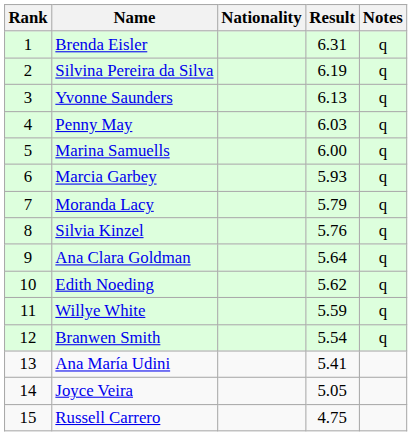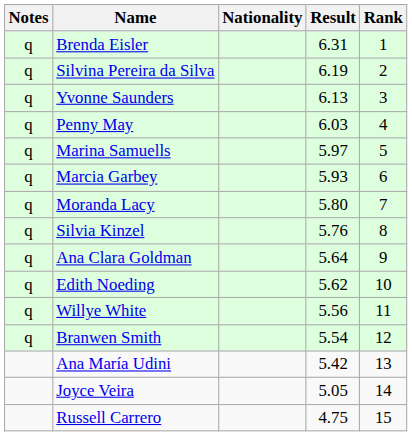columns swapped: (28, 17) <-> (383, 17)
(332, 151) 6.00 -> (333, 151) 5.97
(332, 204) 5.79 -> (333, 204) 5.80
(332, 310) 5.59 -> (333, 310) 5.56
(332, 364) 5.41 -> (333, 364) 5.42
